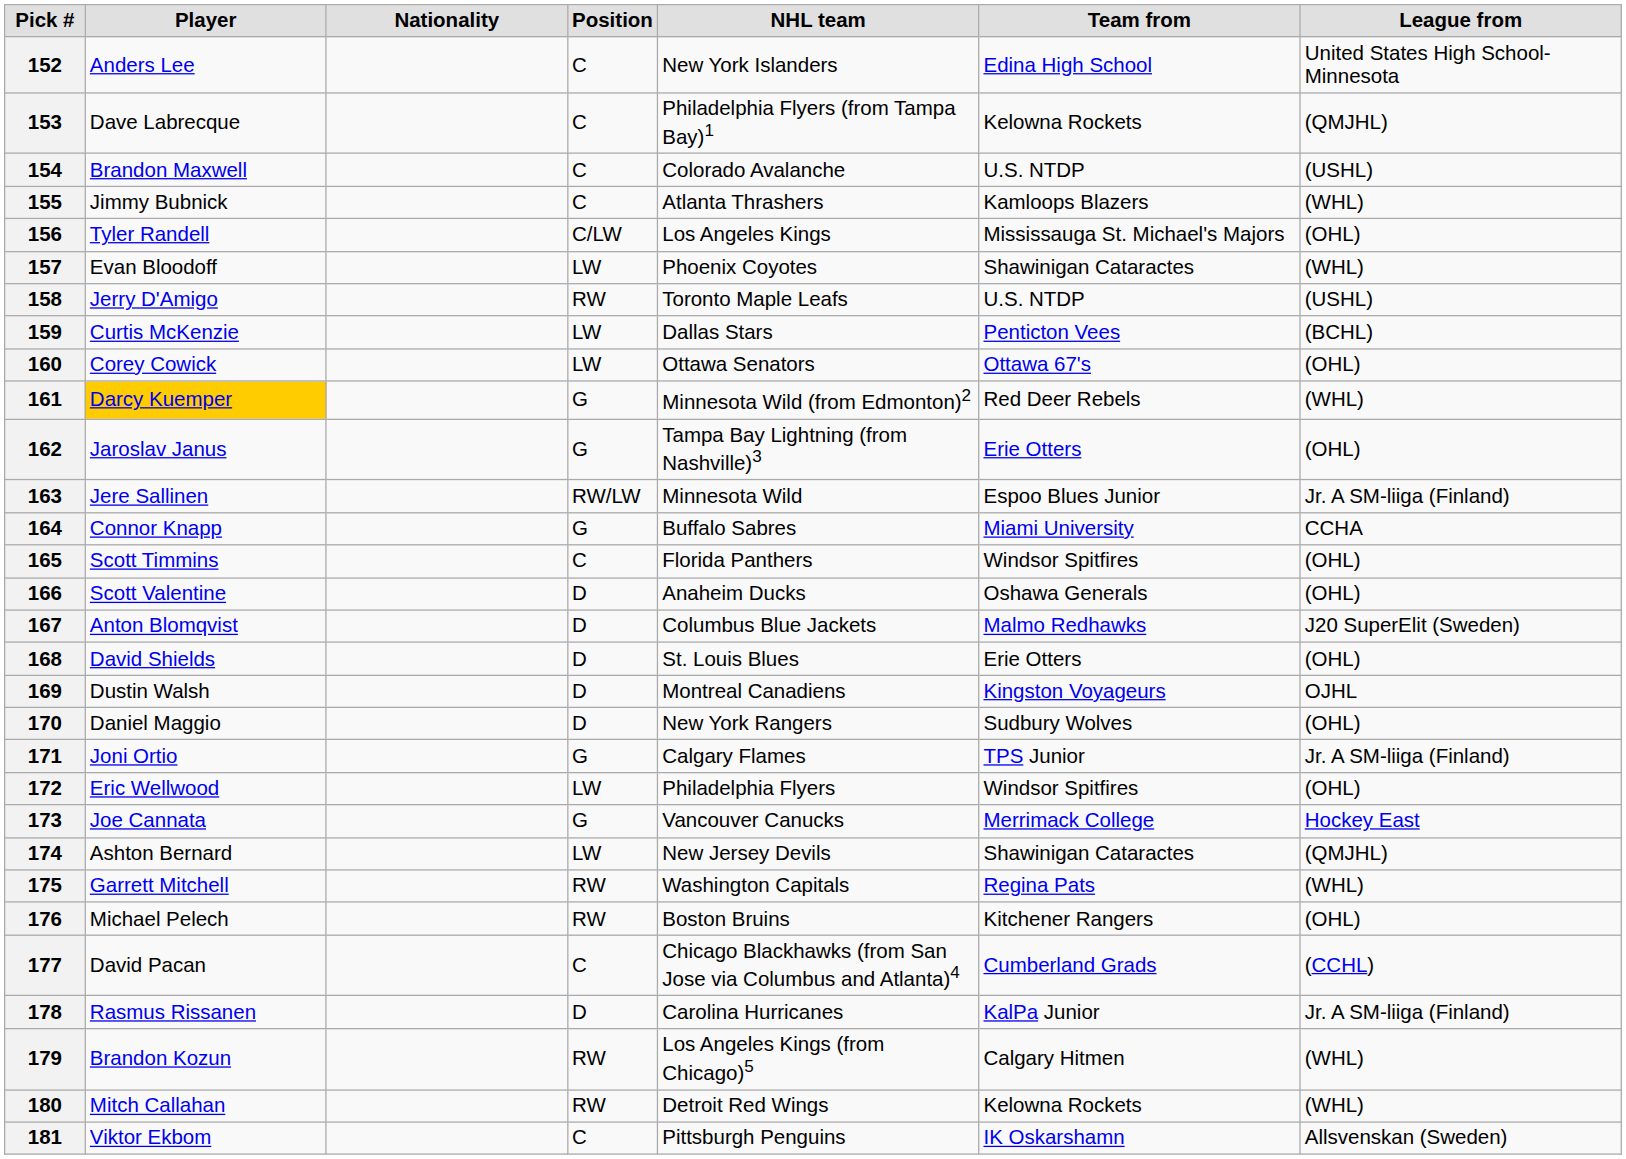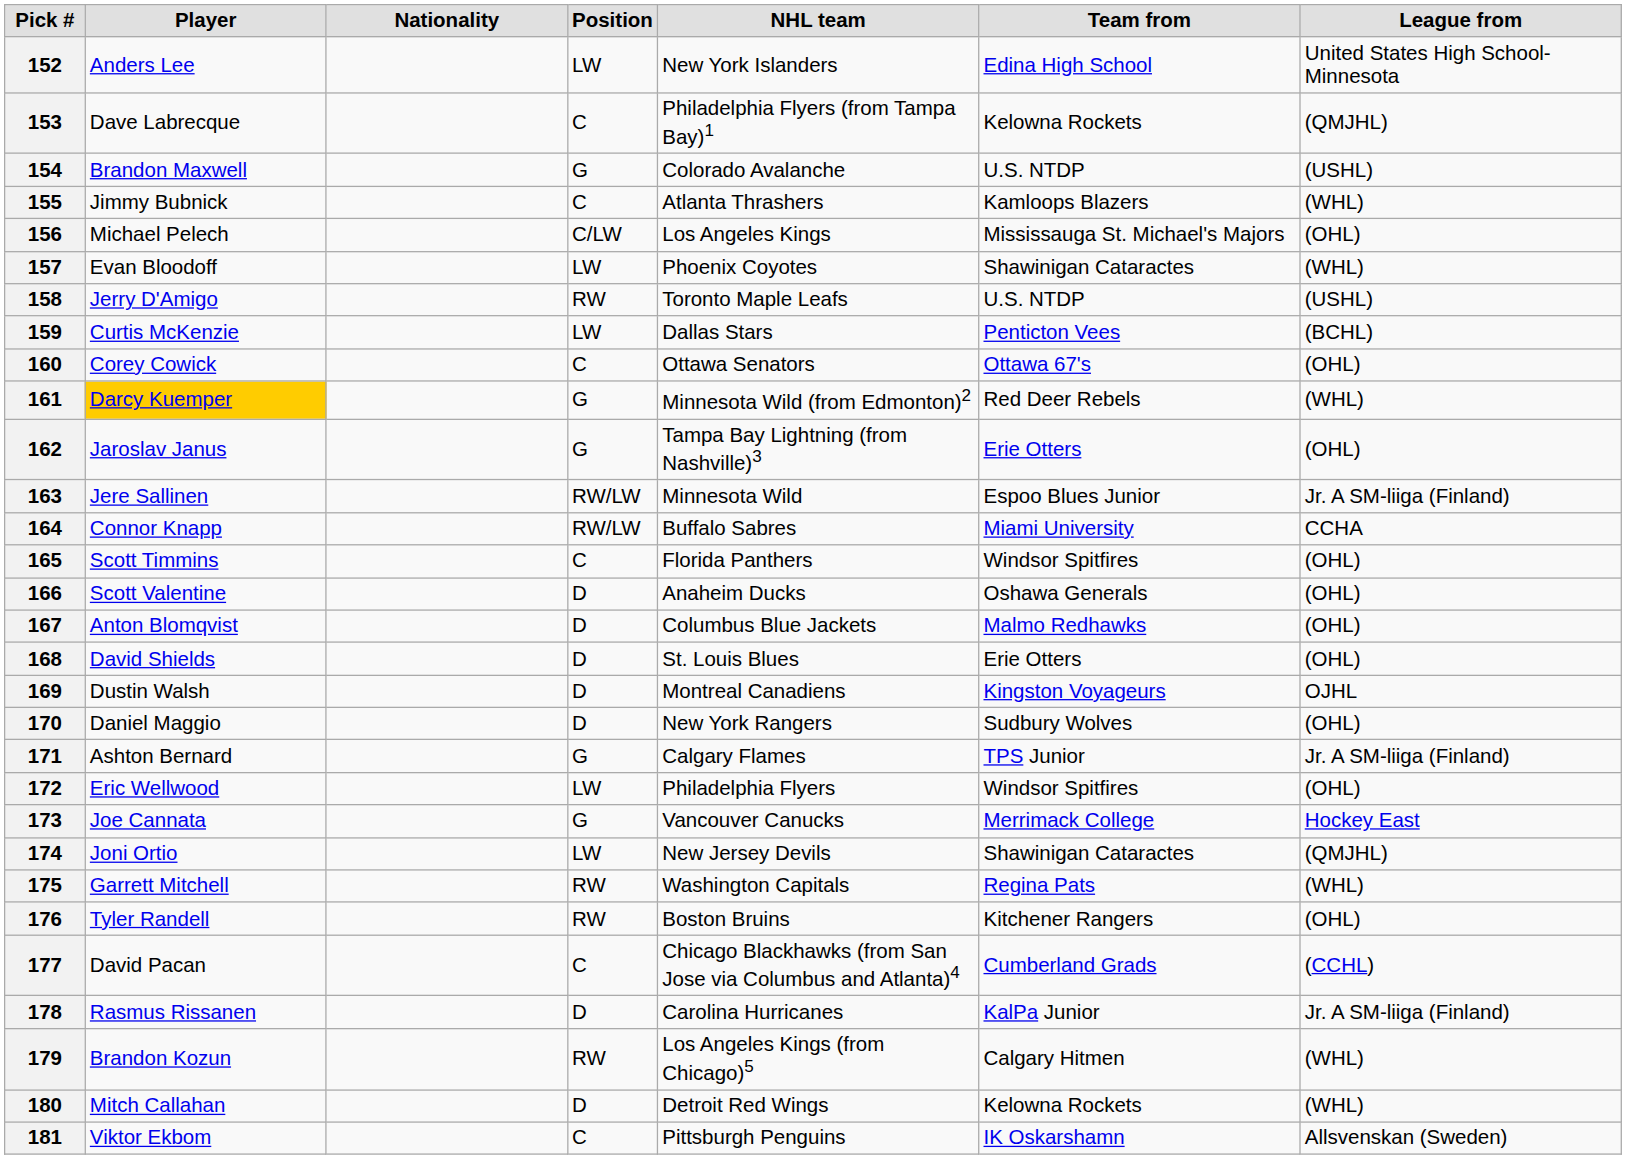(579, 64) C -> (587, 64) LW
(579, 169) C -> (580, 169) G
(150, 234) Tyler Randell -> (159, 234) Michael Pelech
(587, 364) LW -> (579, 364) C
(580, 528) G -> (606, 528) RW/LW
(1412, 626) J20 SuperElit (Sweden) -> (1333, 626) (OHL)
(134, 756) Joni Ortio -> (161, 756) Ashton Bernard
(161, 853) Ashton Bernard -> (134, 853) Joni Ortio
(159, 918) Michael Pelech -> (150, 918) Tyler Randell
(589, 1105) RW -> (579, 1105) D
